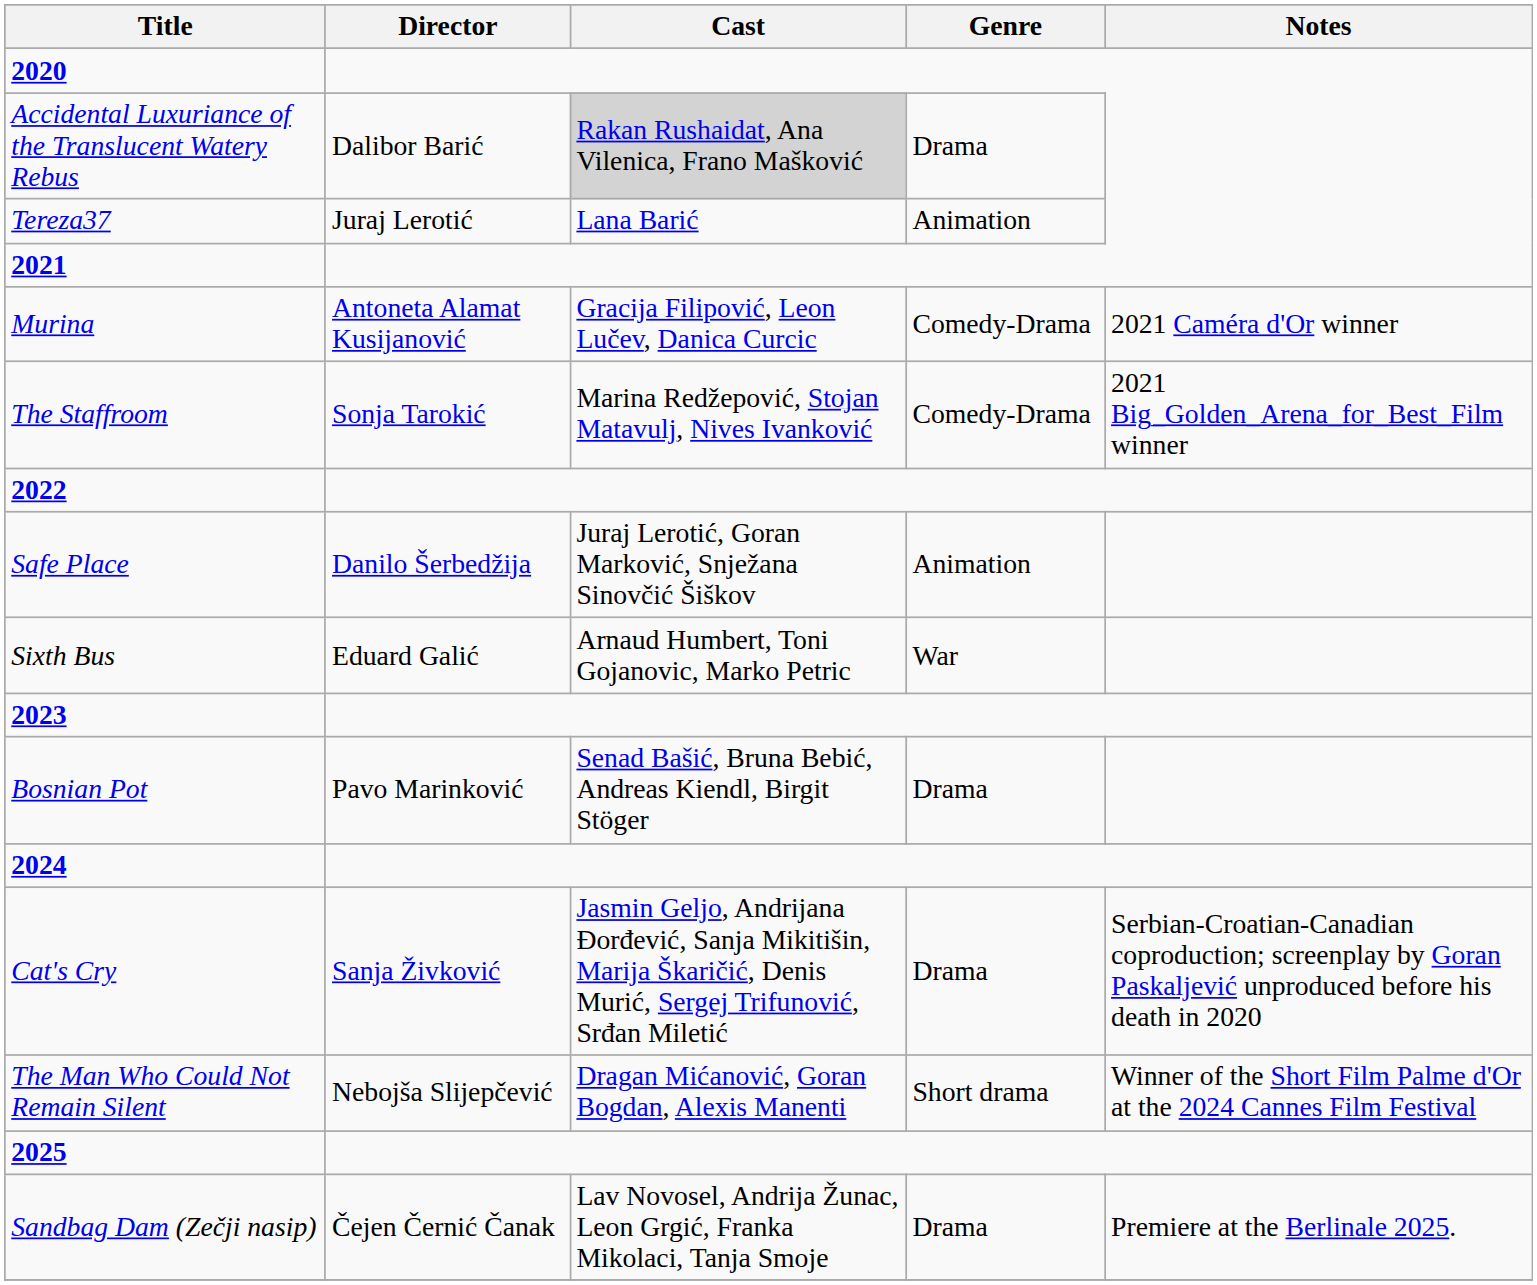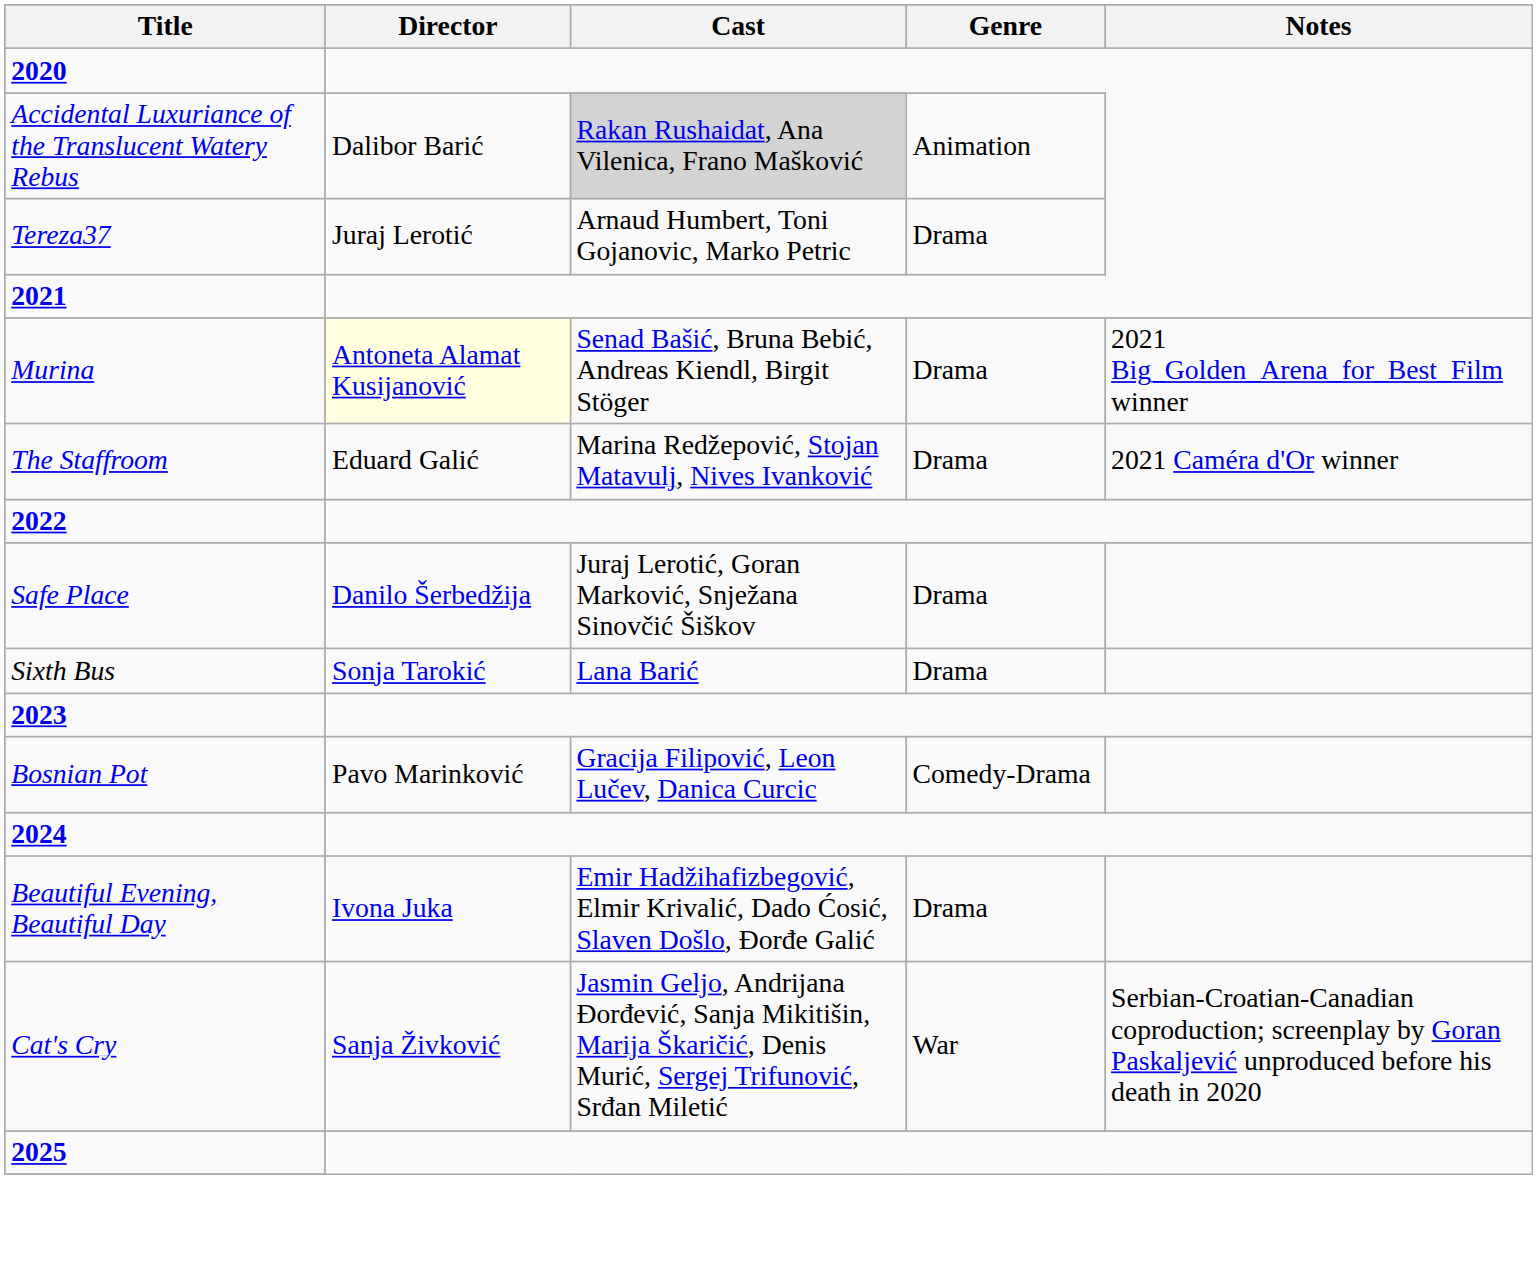(950, 145) Drama -> (972, 145) Animation
(638, 220) Lana Barić -> (714, 235) Arnaud Humbert, Toni Gojanovic, Marko Petric
(972, 220) Animation -> (950, 235) Drama
(426, 323) no background -> (426, 370) lightyellow background
(706, 323) Gracija Filipović, Leon Lučev, Danica Curcic -> (724, 370) Senad Bašić, Bruna Bebić, Andreas Kiendl, Birgit Stöger
(1002, 323) Comedy-Drama -> (950, 370) Drama
(1255, 323) 2021 Caméra d'Or winner -> (1307, 370) 2021 Big_Golden_Arena_for_Best_Film winner
(409, 414) Sonja Tarokić -> (405, 461) Eduard Galić
(1002, 414) Comedy-Drama -> (950, 461) Drama
(1307, 414) 2021 Big_Golden_Arena_for_Best_Film winner -> (1255, 461) 2021 Caméra d'Or winner
(972, 564) Animation -> (950, 595) Drama
(405, 655) Eduard Galić -> (409, 670) Sonja Tarokić
(714, 655) Arnaud Humbert, Toni Gojanovic, Marko Petric -> (638, 670) Lana Barić
(935, 655) War -> (950, 670) Drama
(724, 789) Senad Bašić, Bruna Bebić, Andreas Kiendl, Birgit Stöger -> (706, 774) Gracija Filipović, Leon Lučev, Danica Curcic
(950, 789) Drama -> (1002, 774) Comedy-Drama
+ row: (114, 908)
(950, 970) Drama -> (935, 1045) War
- row: (150, 1092)
- row: (164, 1227)
